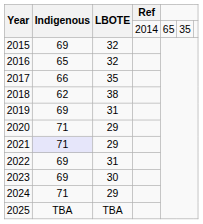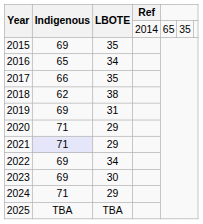(113, 45) 32 -> (113, 45) 35
(113, 62) 32 -> (113, 62) 34
(113, 161) 31 -> (113, 161) 34
